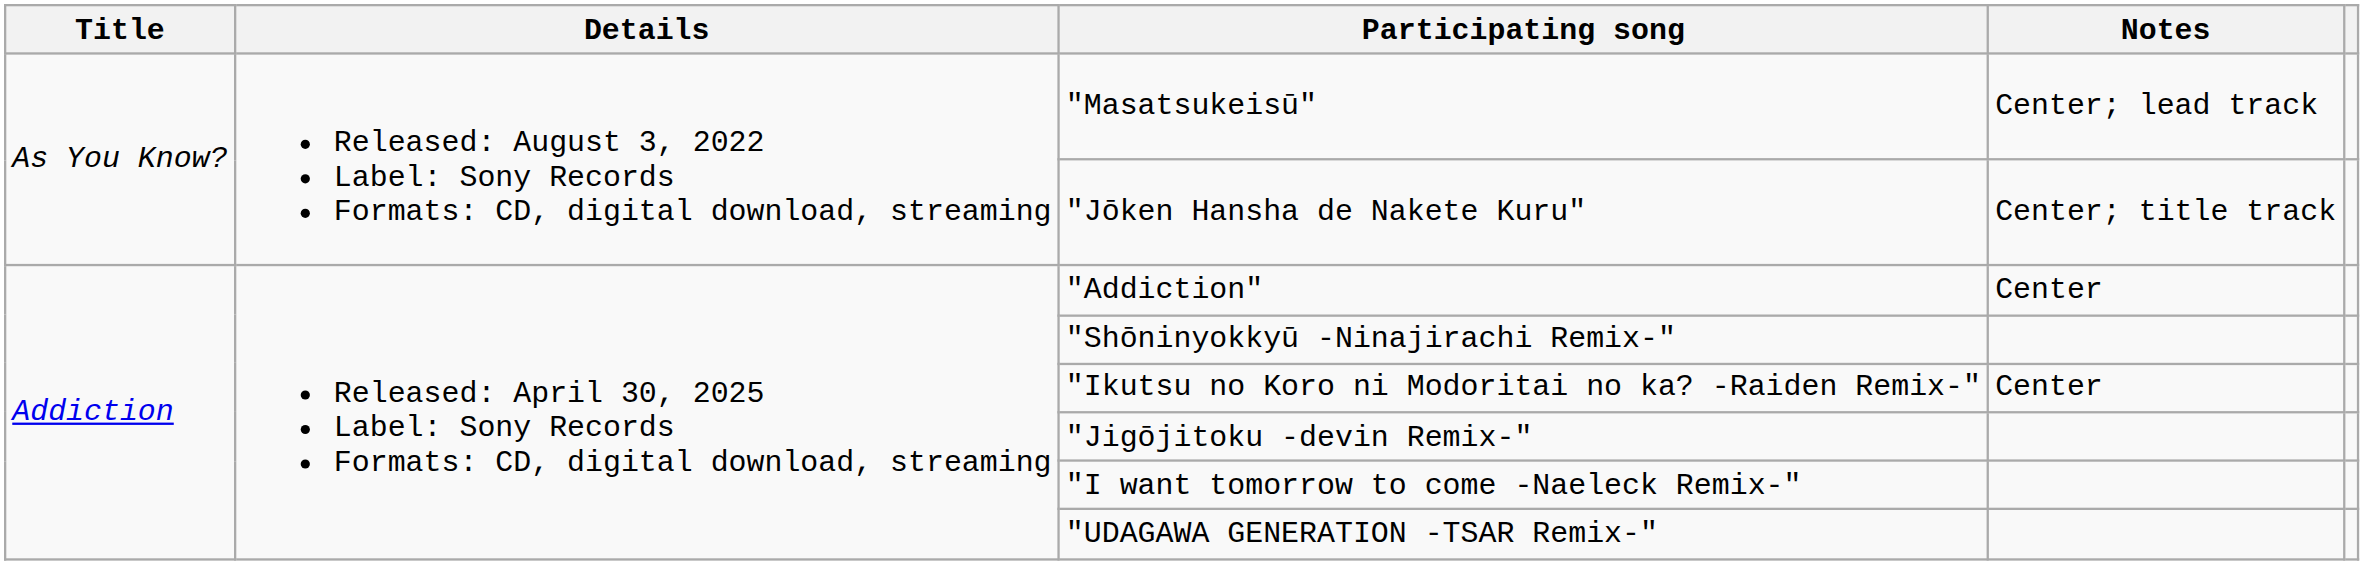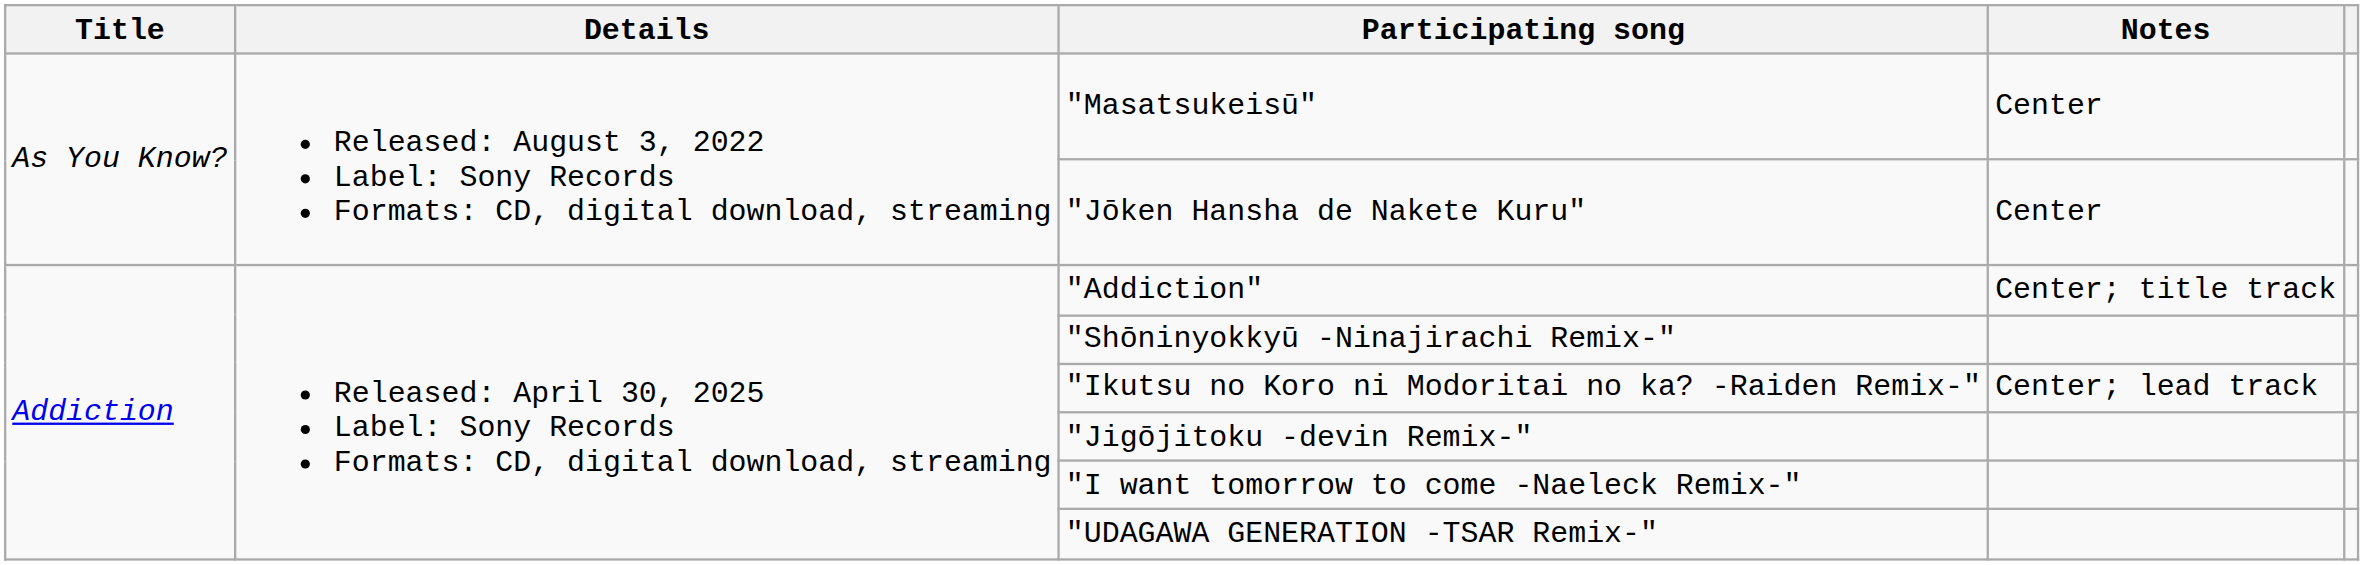(2157, 107) Center; lead track -> (2049, 107) Center
(2166, 213) Center; title track -> (2049, 213) Center
(2049, 290) Center -> (2166, 290) Center; title track
(2049, 388) Center -> (2157, 388) Center; lead track
